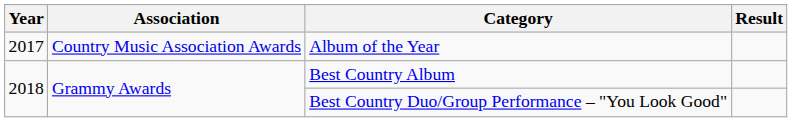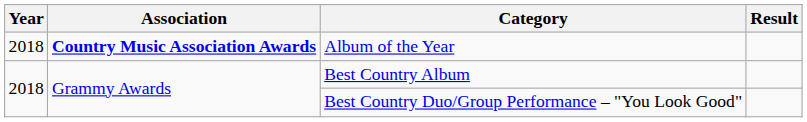(26, 46) 2017 -> (26, 46) 2018
(177, 46) normal -> (184, 46) bold
